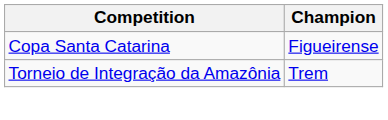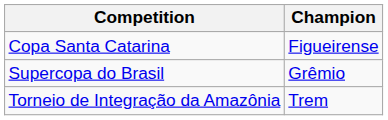+ row: (86, 73)
